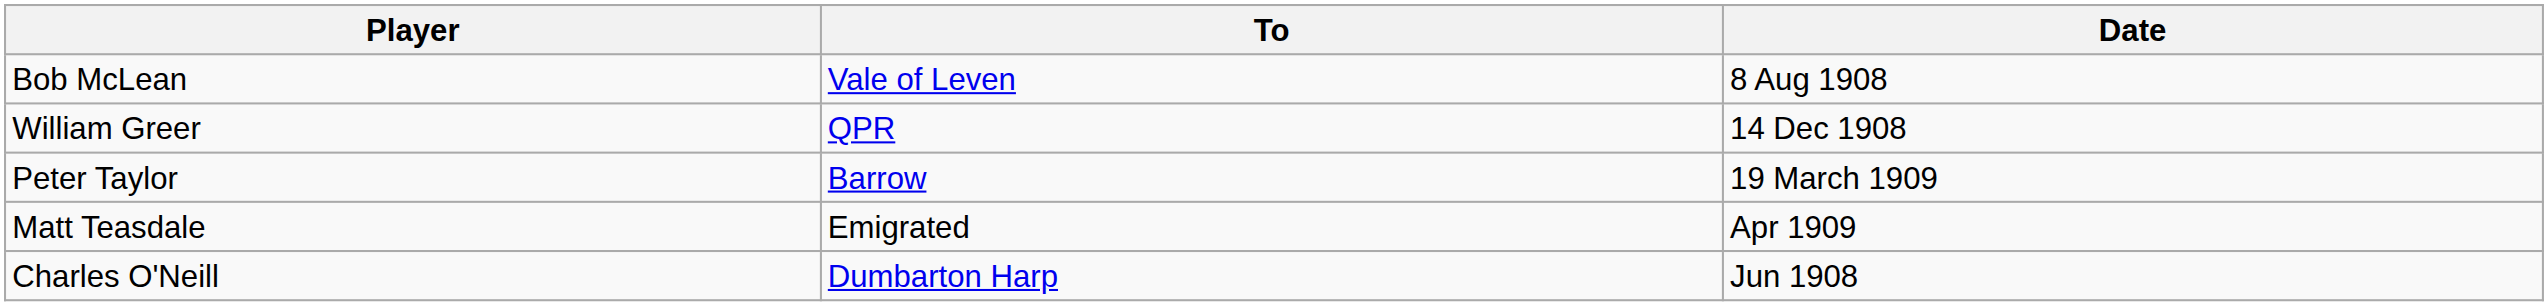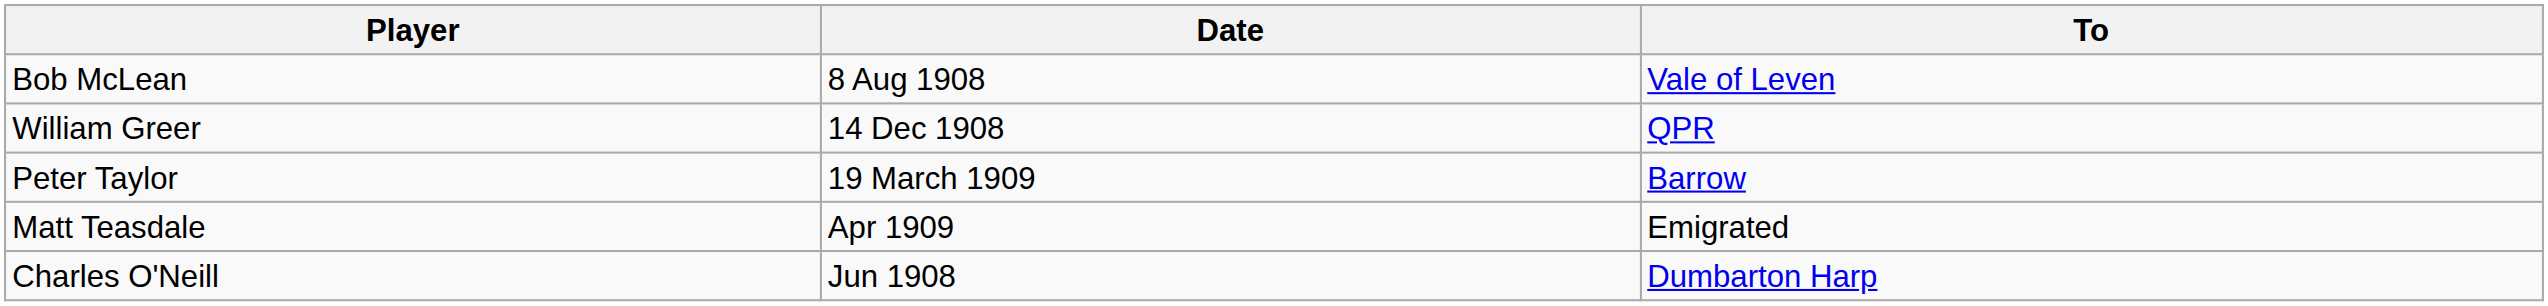columns swapped: (1272, 30) <-> (2133, 30)
